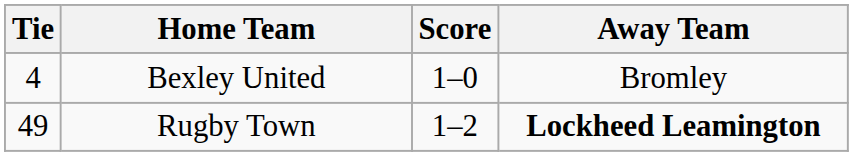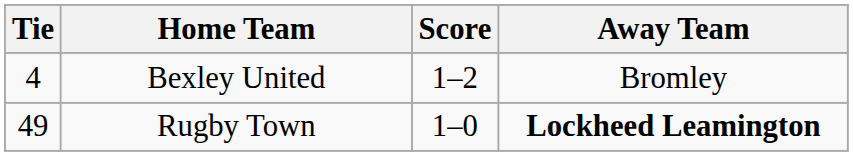(455, 77) 1–0 -> (455, 77) 1–2
(455, 126) 1–2 -> (455, 126) 1–0
